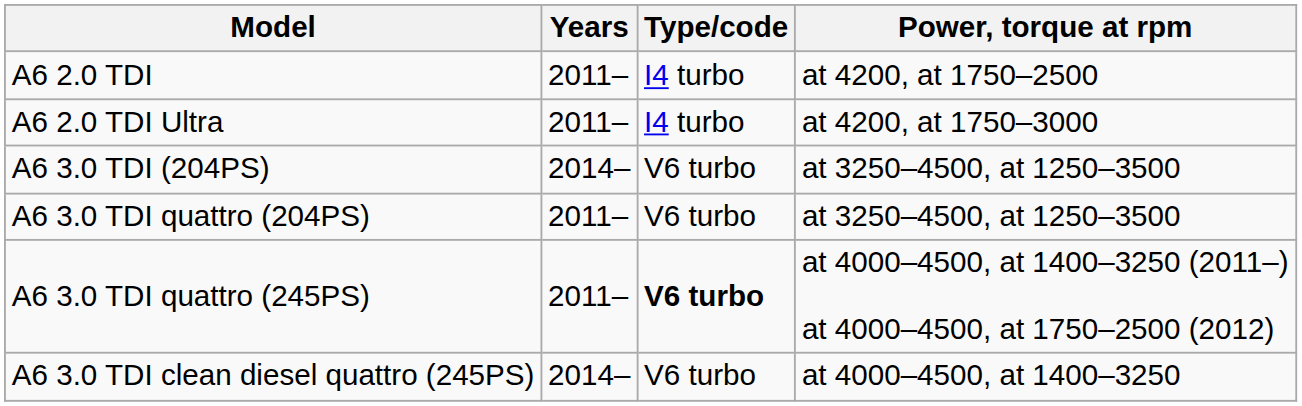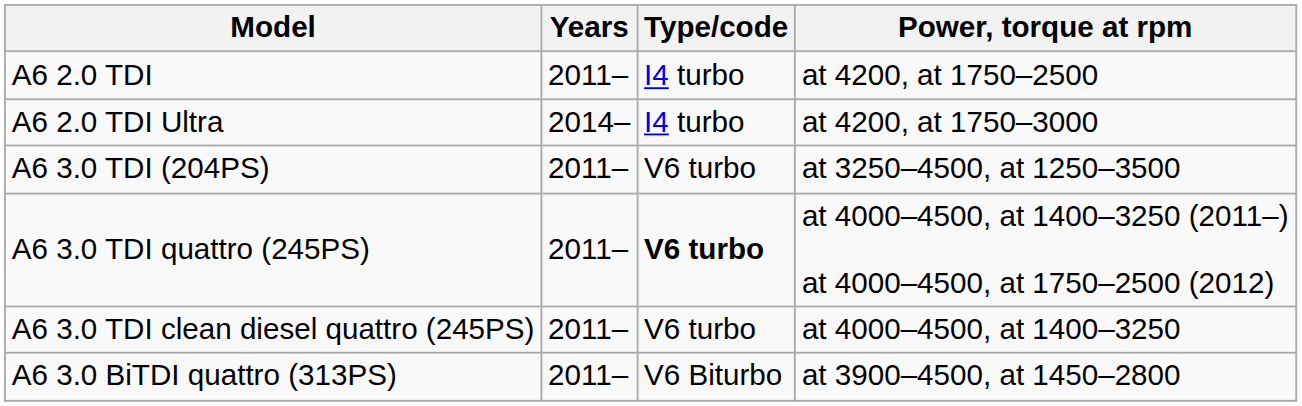(588, 121) 2011– -> (589, 121) 2014–
(589, 168) 2014– -> (588, 168) 2011–
- row: (191, 215)
(589, 376) 2014– -> (588, 329) 2011–
+ row: (204, 376)
